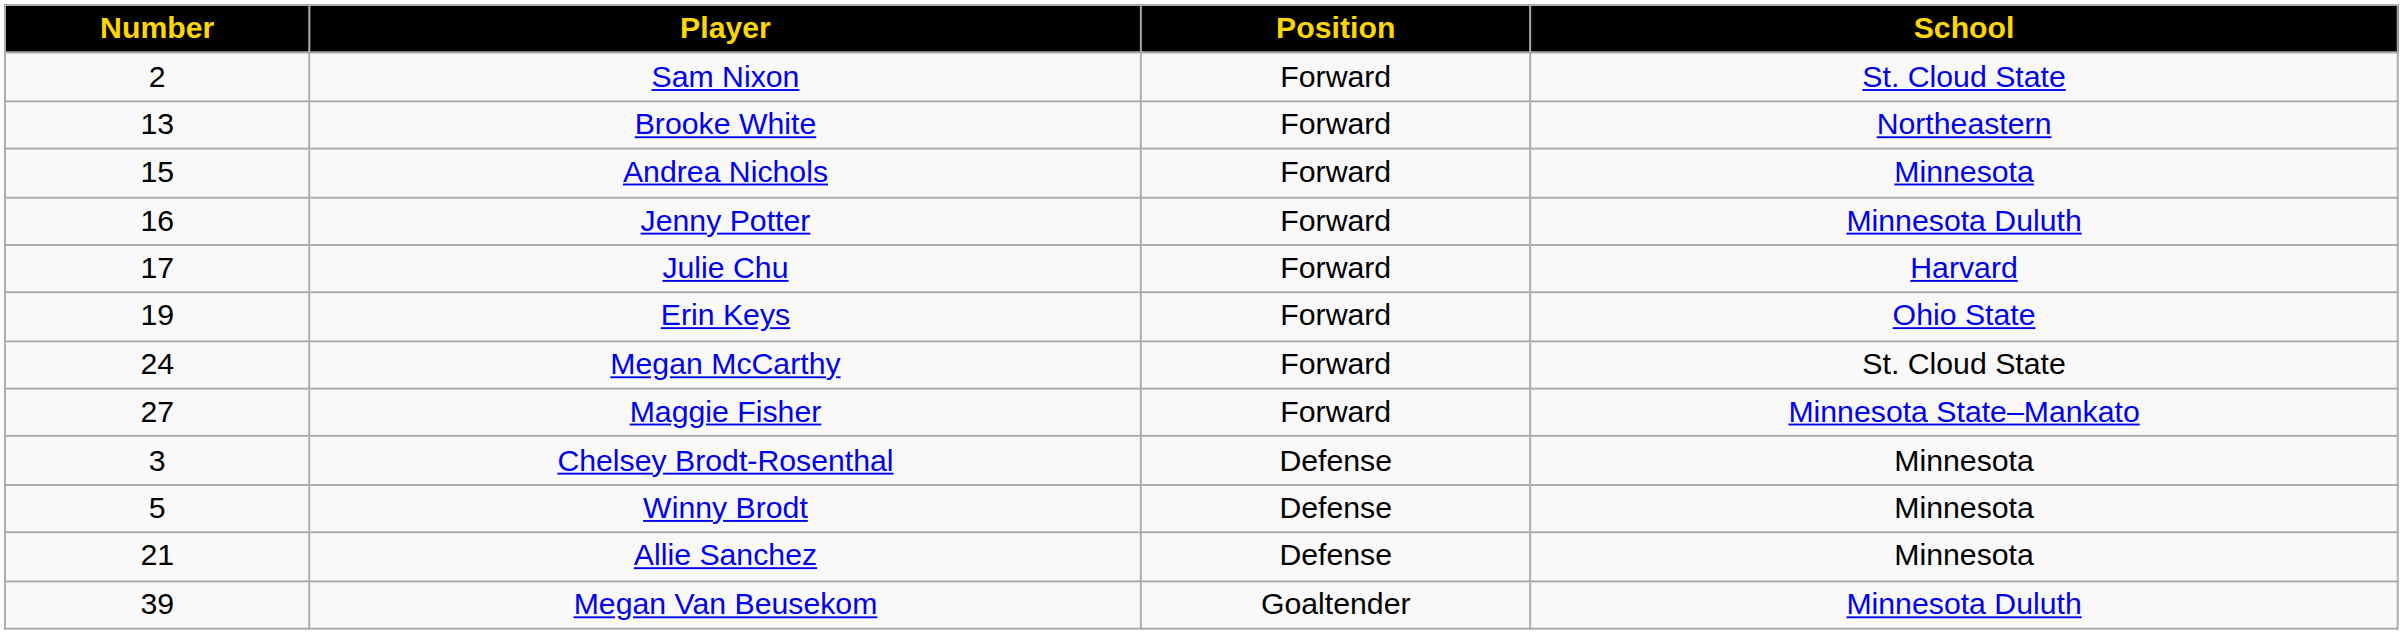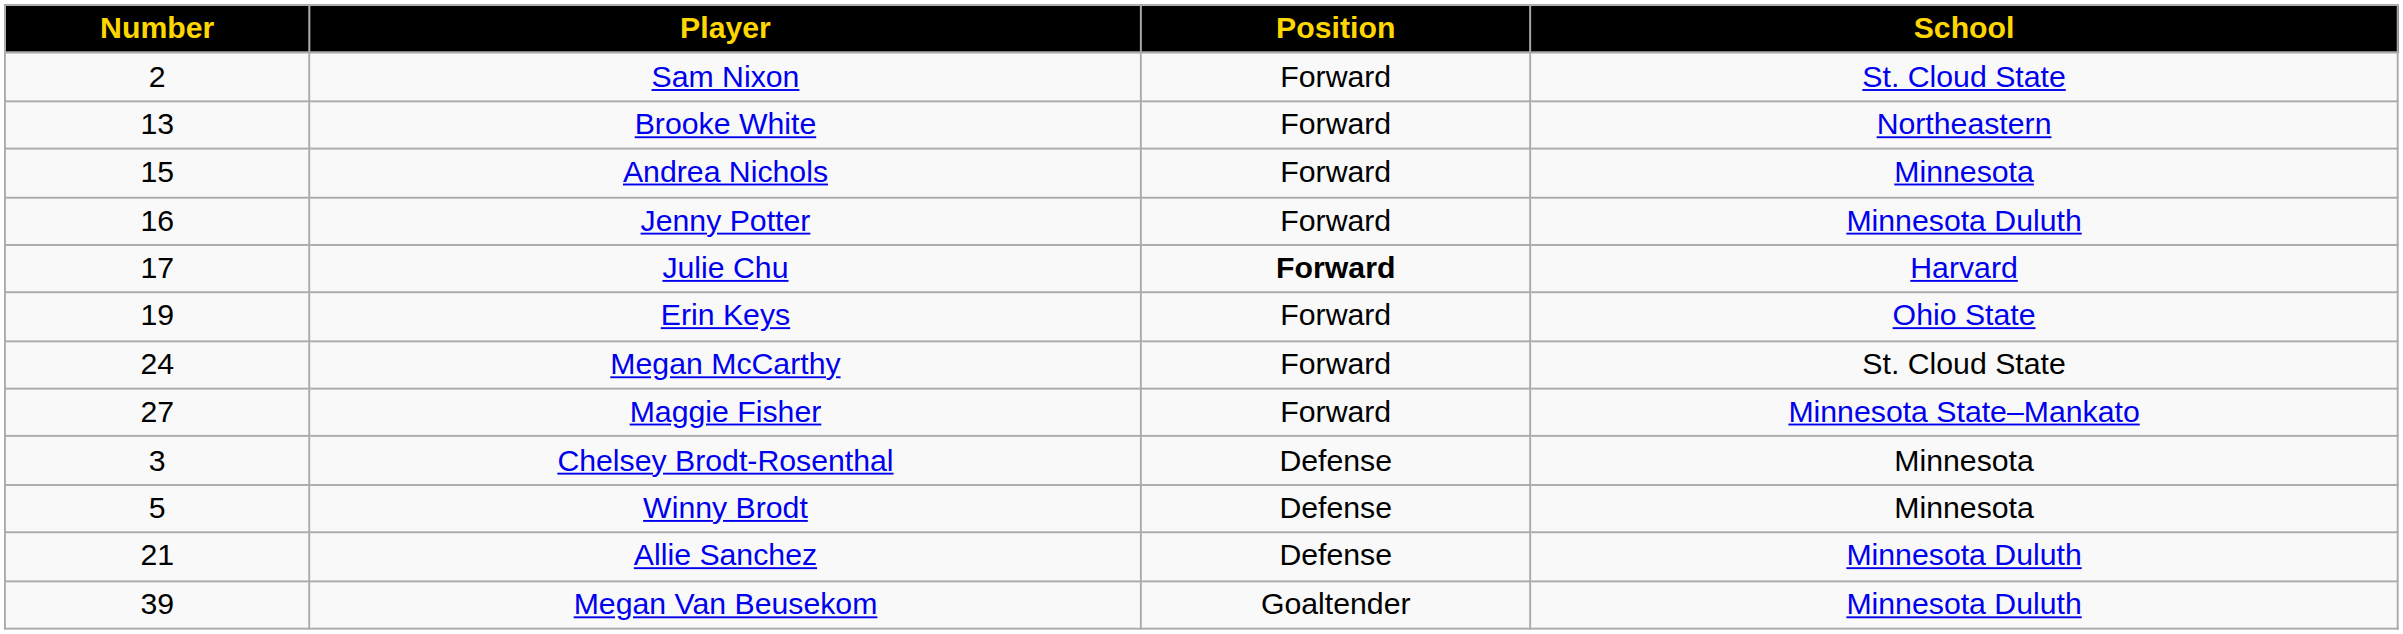(1336, 268) normal -> (1336, 268) bold
(1964, 556) Minnesota -> (1964, 556) Minnesota Duluth
